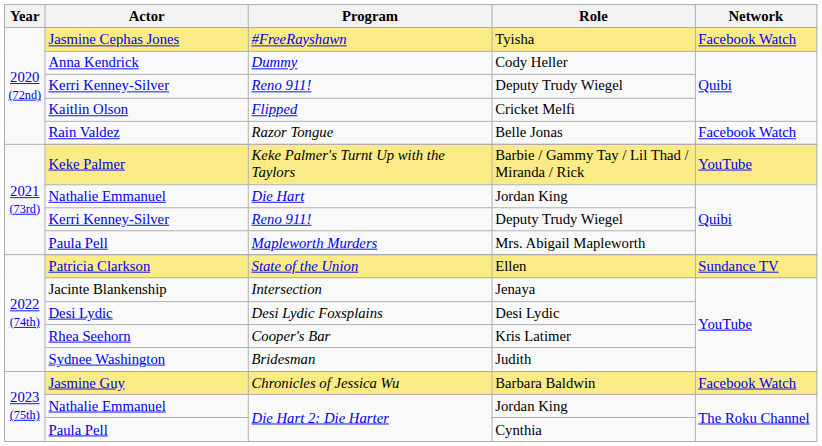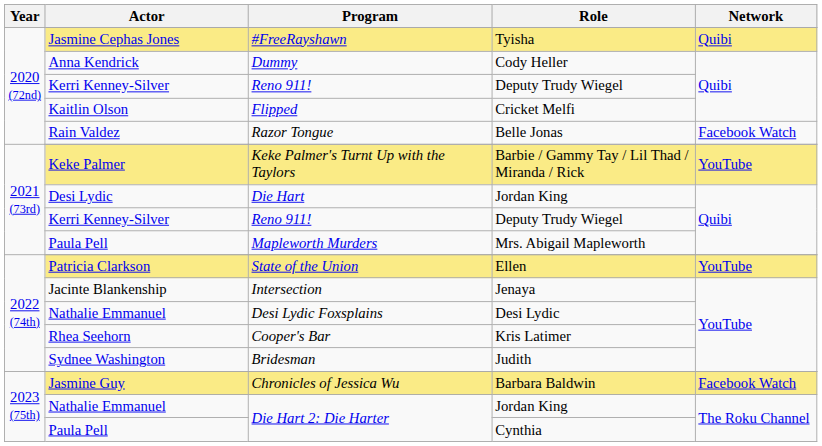(747, 39) Facebook Watch -> (715, 39) Quibi
(107, 196) Nathalie Emmanuel -> (81, 196) Desi Lydic
(738, 266) Sundance TV -> (725, 266) YouTube
(81, 312) Desi Lydic -> (107, 312) Nathalie Emmanuel
